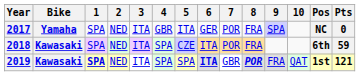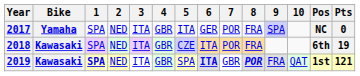(164, 45) SPA -> (164, 45) GBR
(344, 45) 59 -> (344, 45) 19
(164, 62) SPA -> (164, 62) GBR
